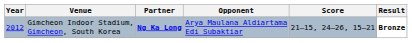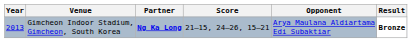columns swapped: (236, 10) <-> (333, 10)
(15, 27) 2012 -> (15, 27) 2013
